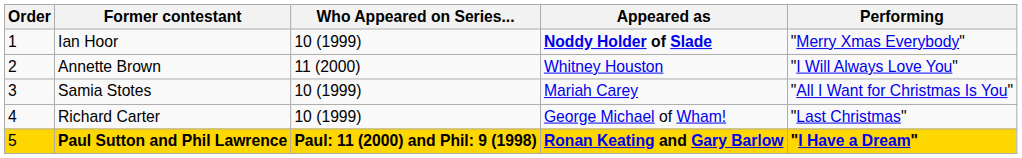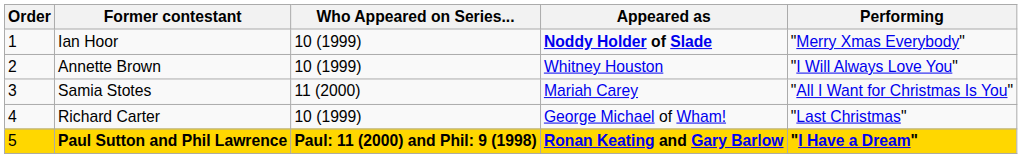(327, 66) 11 (2000) -> (328, 66) 10 (1999)
(328, 91) 10 (1999) -> (327, 91) 11 (2000)
